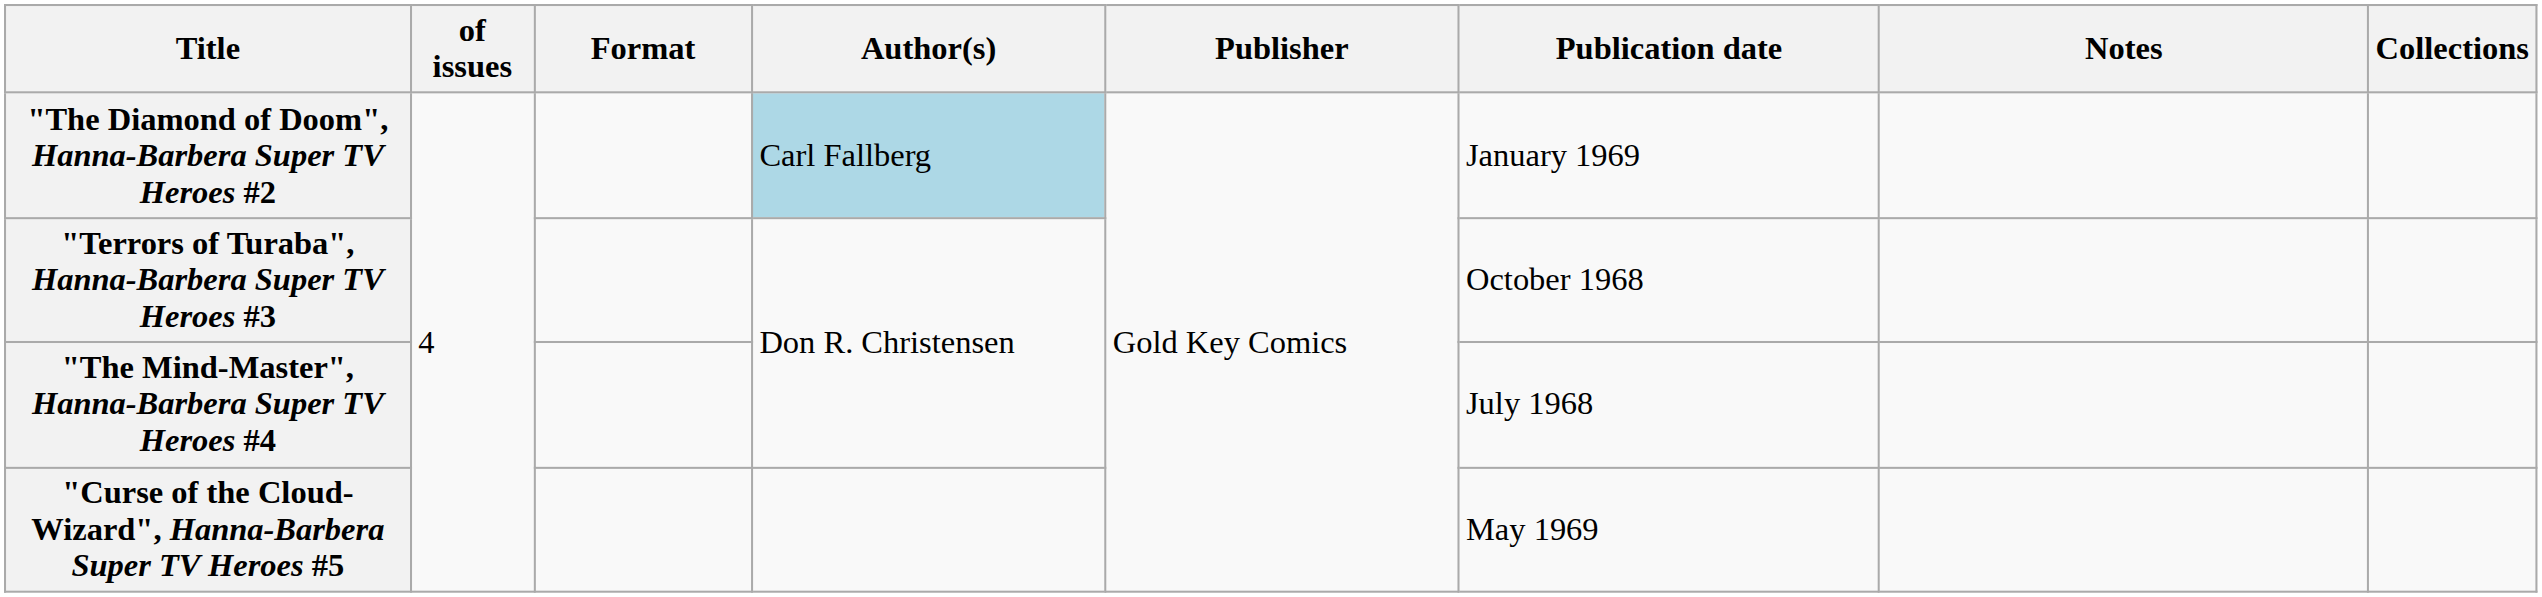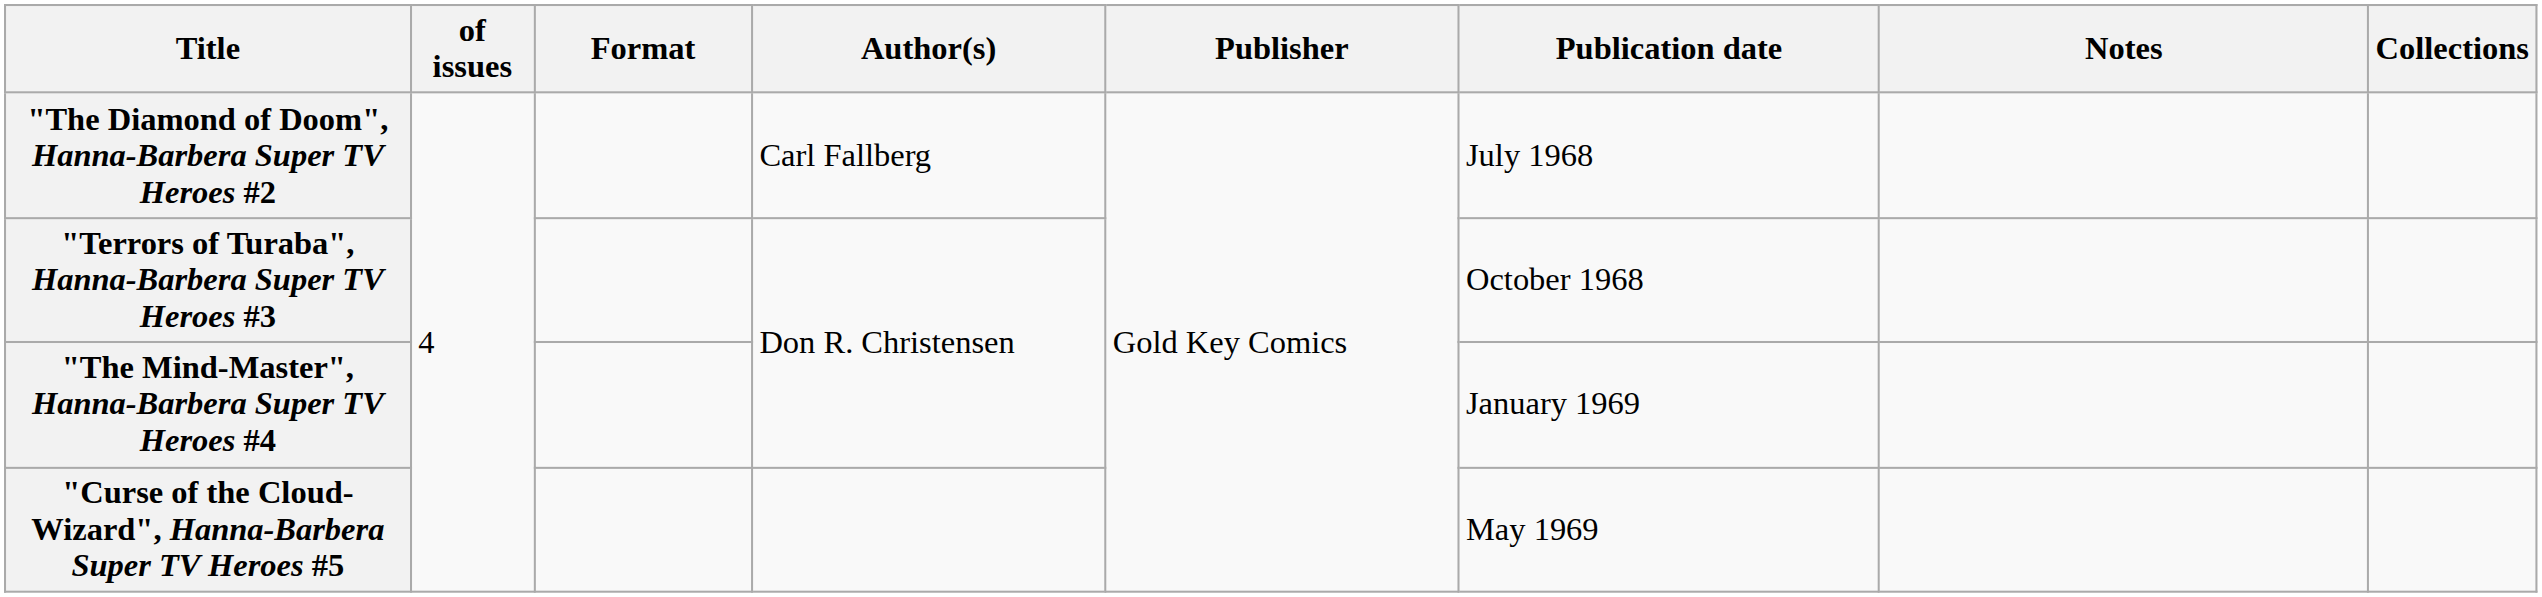(845, 154) lightblue background -> (845, 154) no background
(1553, 154) January 1969 -> (1530, 154) July 1968
(1530, 404) July 1968 -> (1553, 404) January 1969
